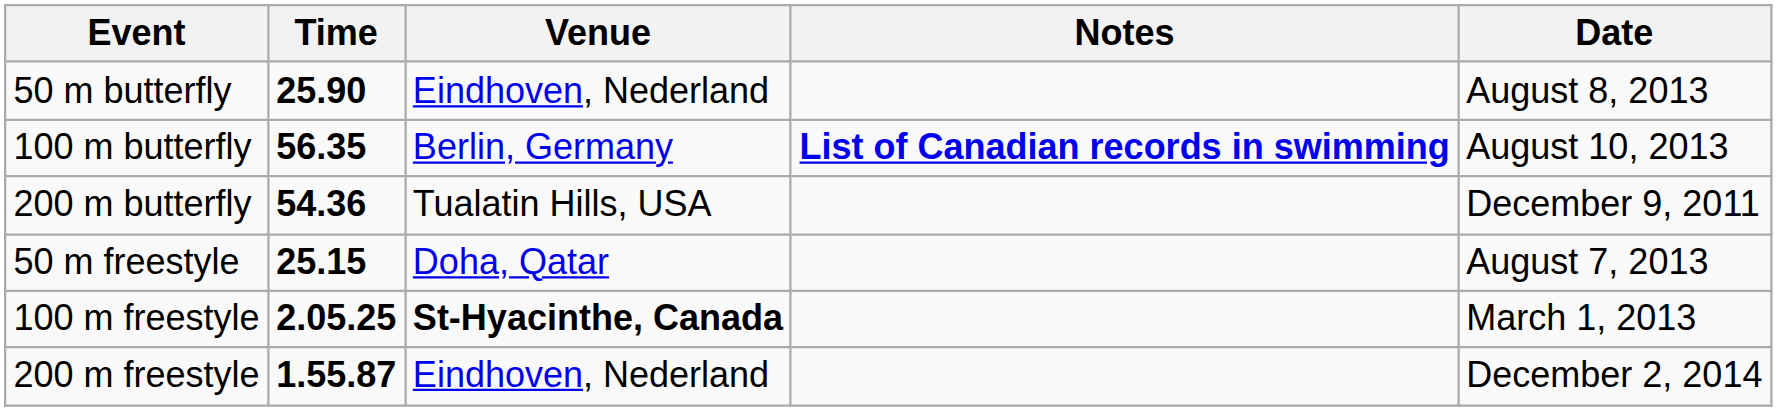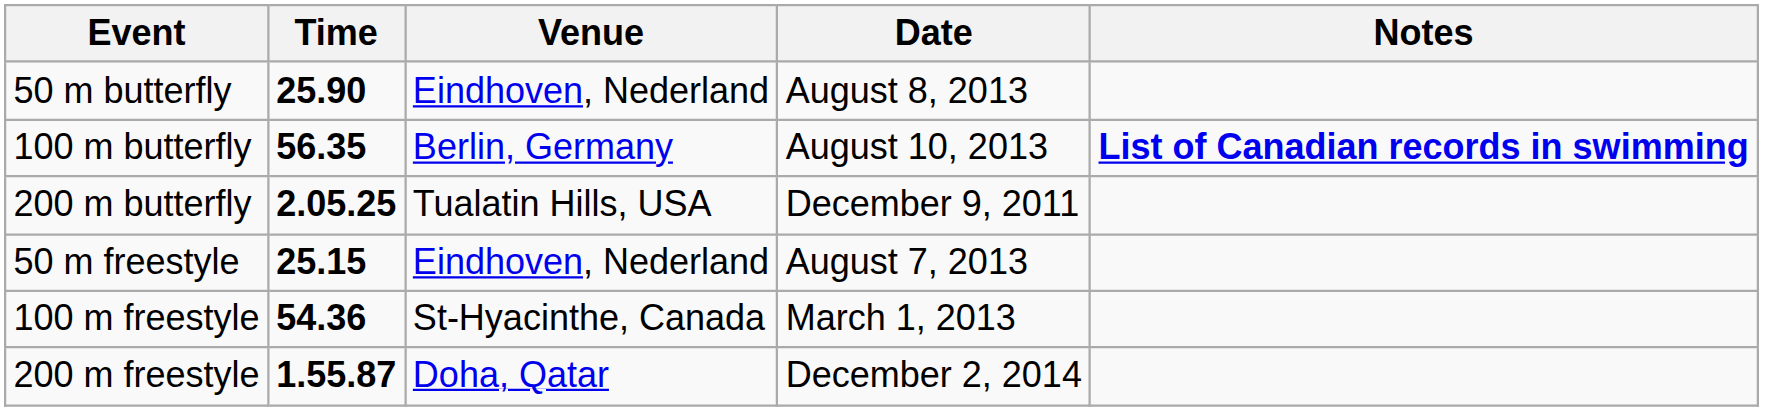columns swapped: (1614, 33) <-> (1125, 33)
(321, 204) 54.36 -> (336, 204) 2.05.25
(511, 261) Doha, Qatar -> (591, 261) Eindhoven, Nederland
(336, 318) 2.05.25 -> (321, 318) 54.36
(598, 318) bold -> (589, 318) normal
(591, 375) Eindhoven, Nederland -> (511, 375) Doha, Qatar
